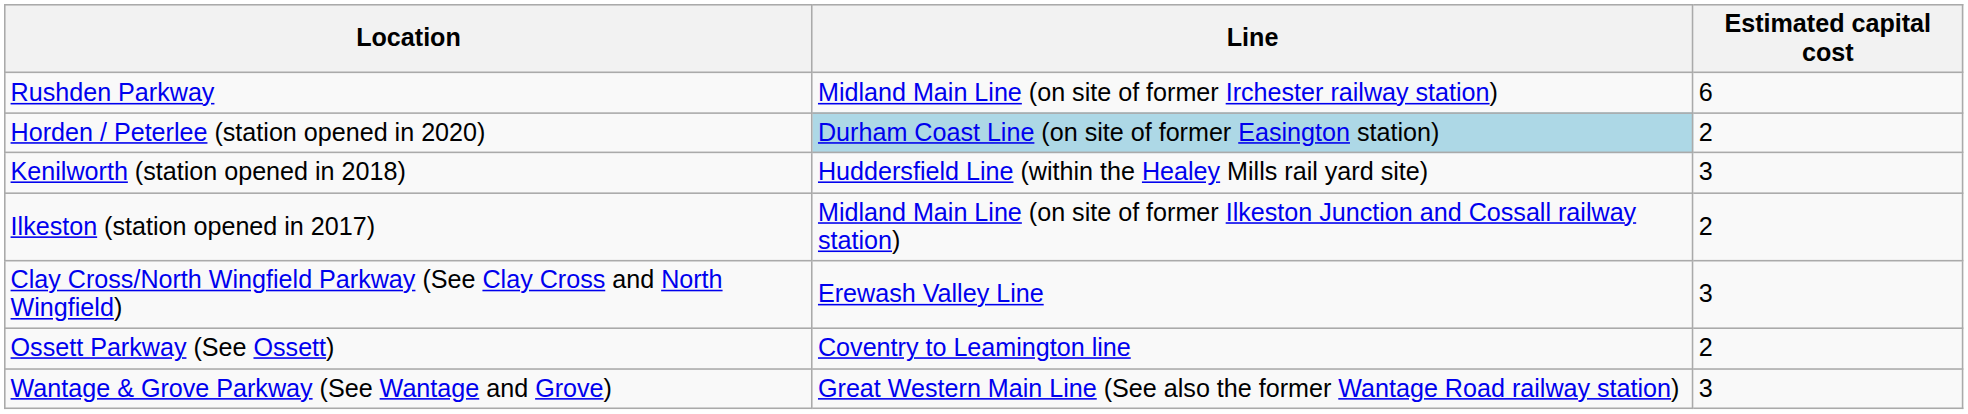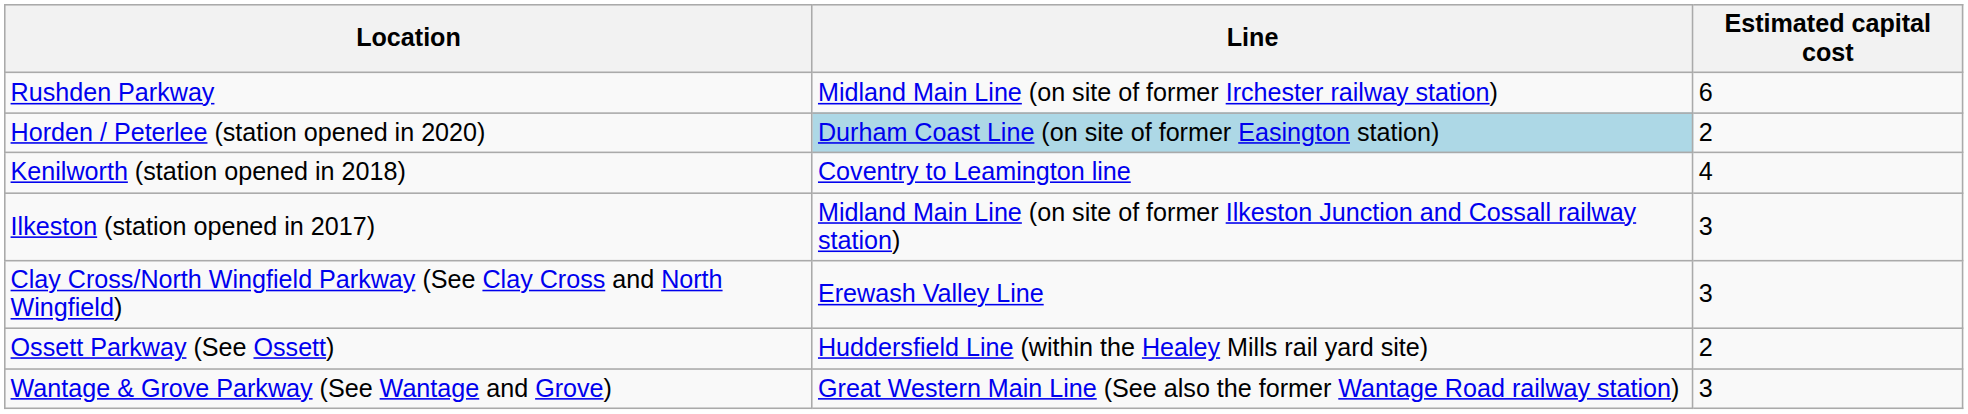(1123, 172) Huddersfield Line (within the Healey Mills rail yard site) -> (974, 172) Coventry to Leamington line
(1706, 172) 3 -> (1706, 172) 4
(1706, 226) 2 -> (1706, 226) 3
(974, 348) Coventry to Leamington line -> (1123, 348) Huddersfield Line (within the Healey Mills rail yard site)
